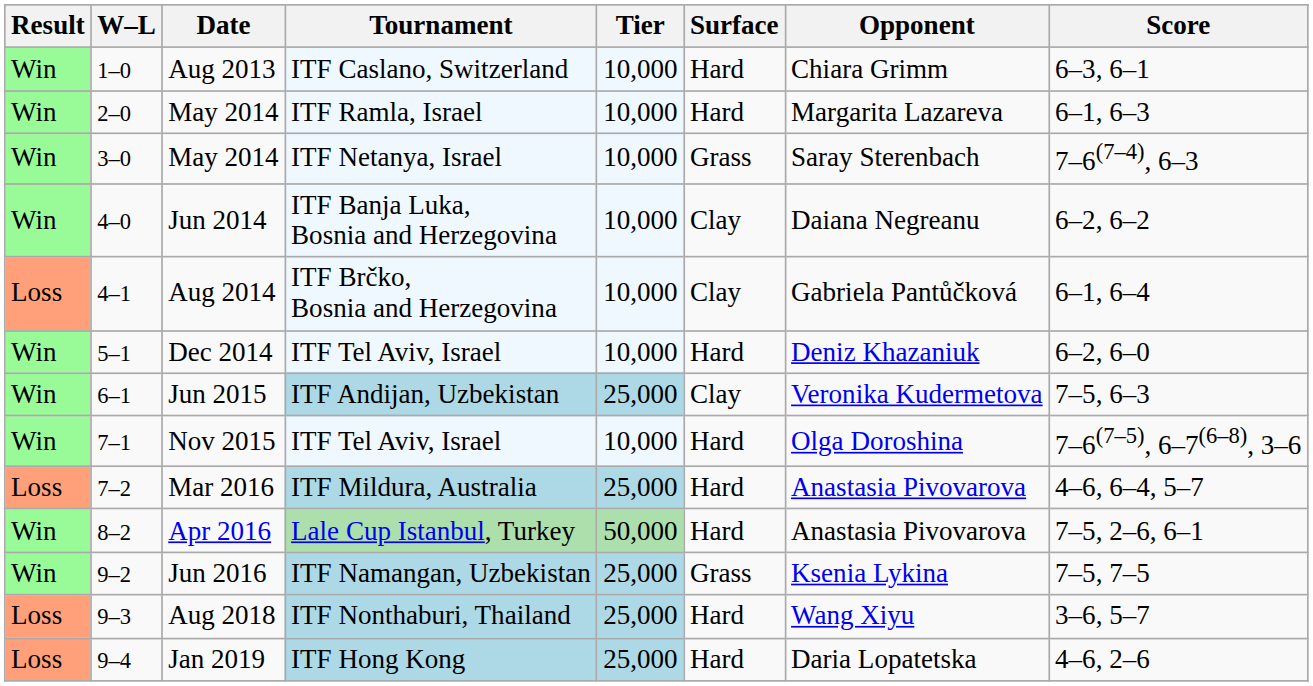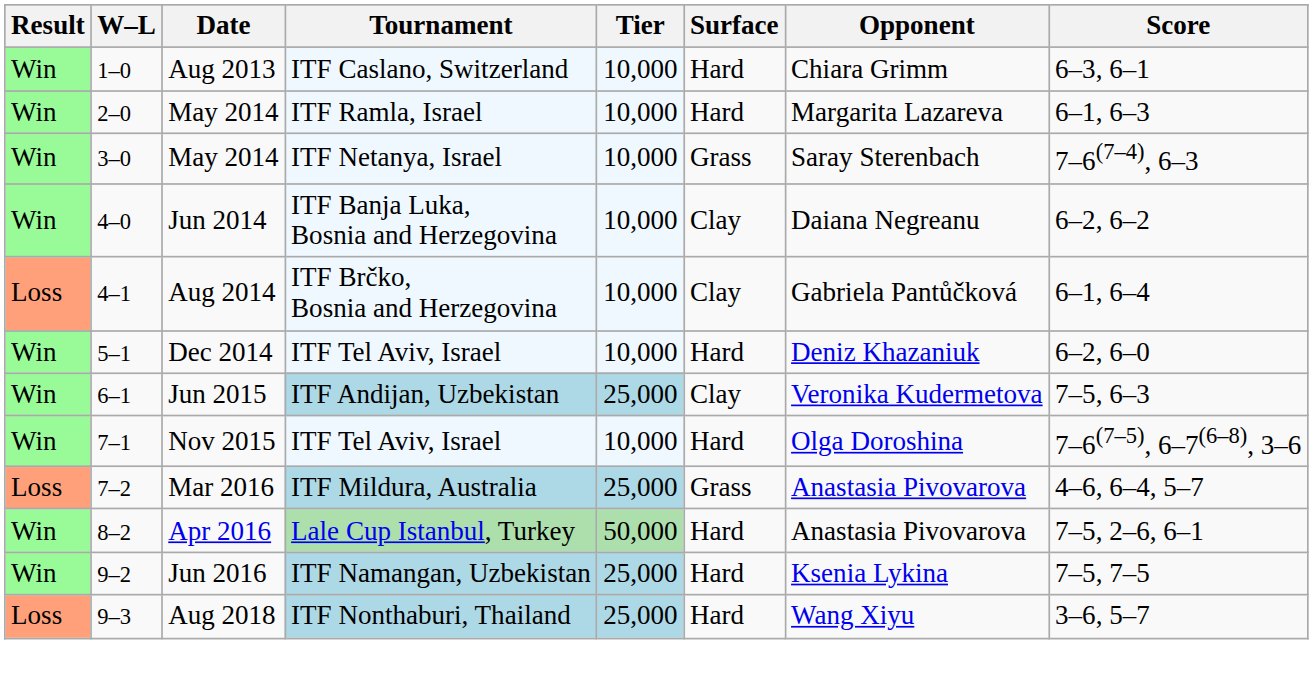(717, 487) Hard -> (721, 487) Grass
(721, 573) Grass -> (717, 573) Hard
- row: (217, 658)
